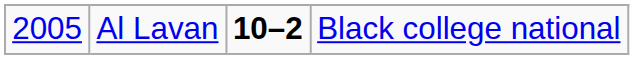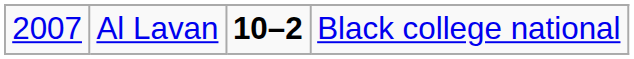(47, 29) 2005 -> (47, 29) 2007
